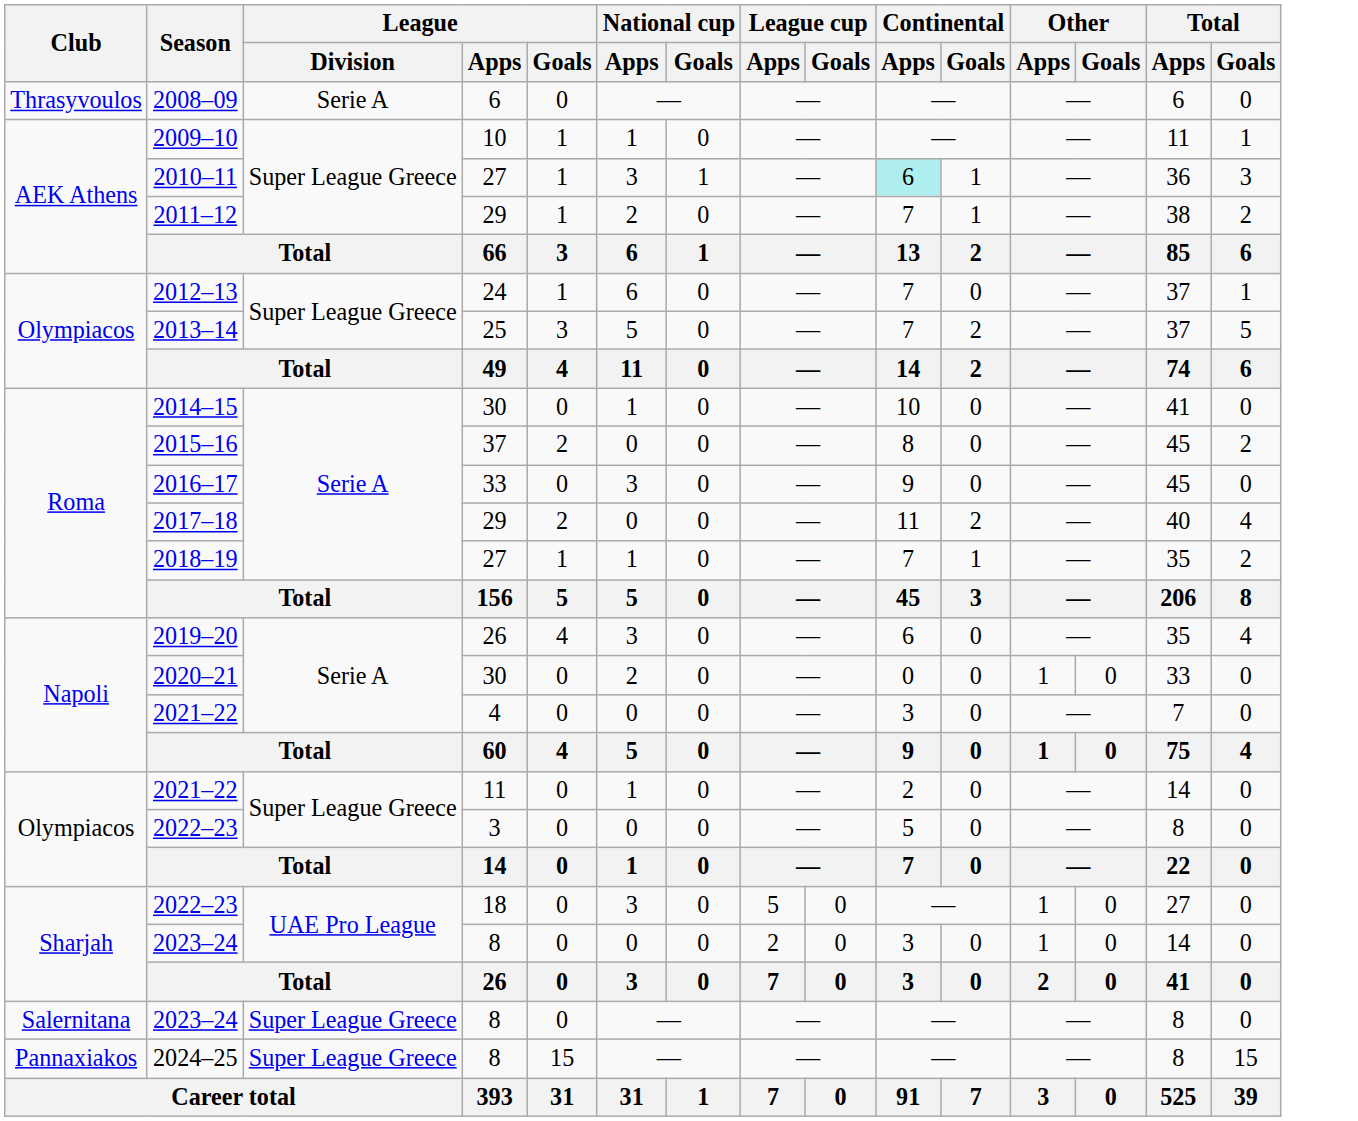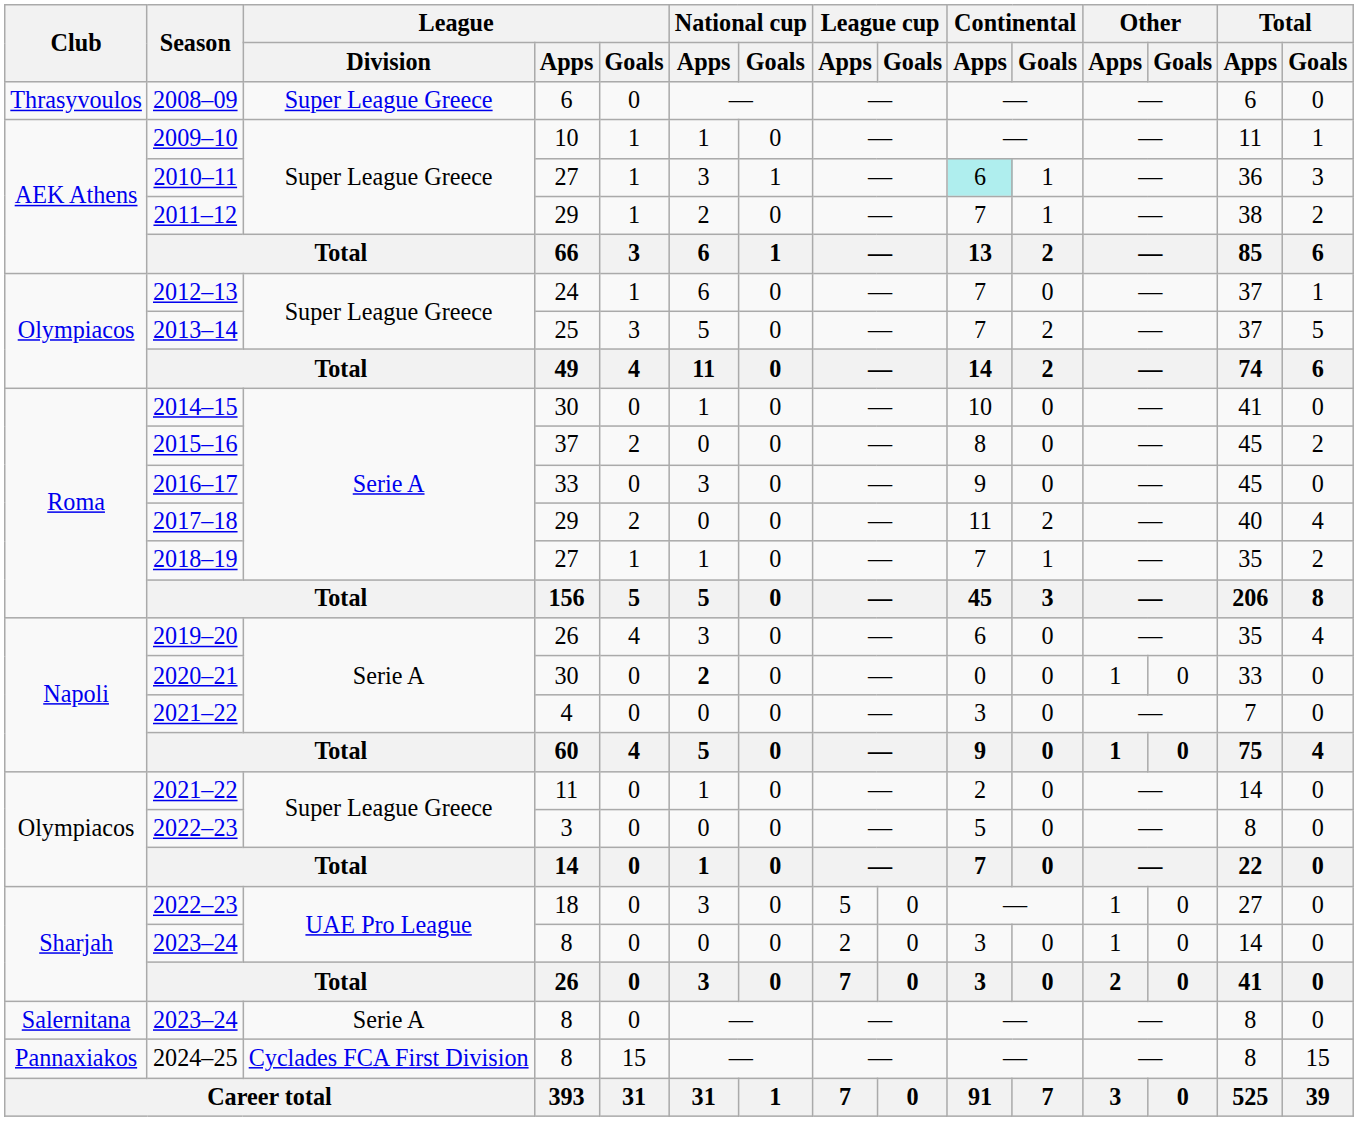(353, 100) Serie A -> (389, 100) Super League Greece
(632, 675) normal -> (704, 675) bold
(353, 1019) Super League Greece -> (389, 1019) Serie A
(353, 1058) Super League Greece -> (389, 1058) Cyclades FCA First Division
